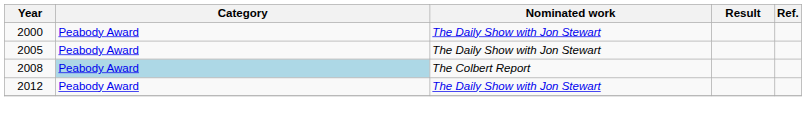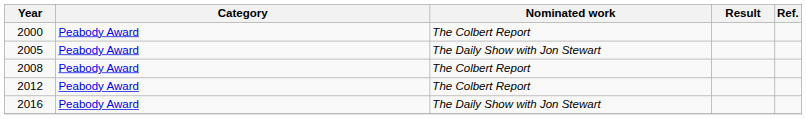(517, 31) The Daily Show with Jon Stewart -> (481, 31) The Colbert Report
(99, 68) lightblue background -> (99, 68) no background
(517, 86) The Daily Show with Jon Stewart -> (481, 86) The Colbert Report
+ row: (30, 104)
